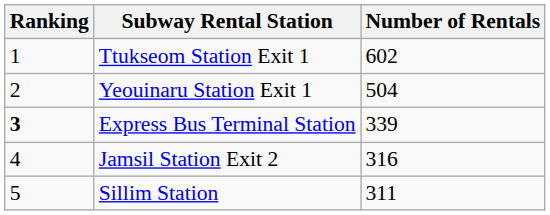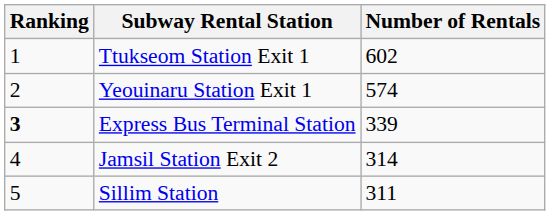(382, 90) 504 -> (382, 90) 574
(382, 158) 316 -> (382, 158) 314
